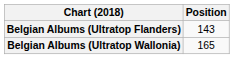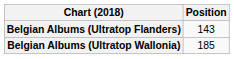(206, 45) 165 -> (206, 45) 185
